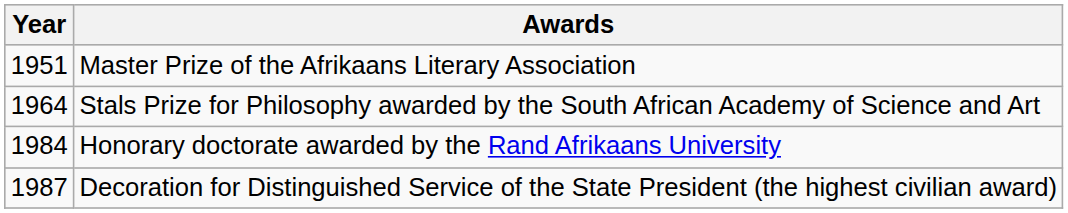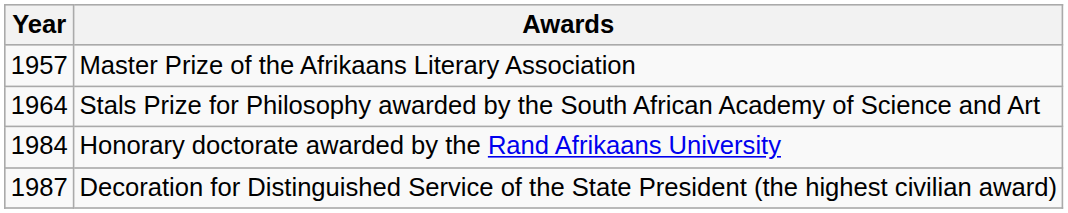(39, 65) 1951 -> (39, 65) 1957
